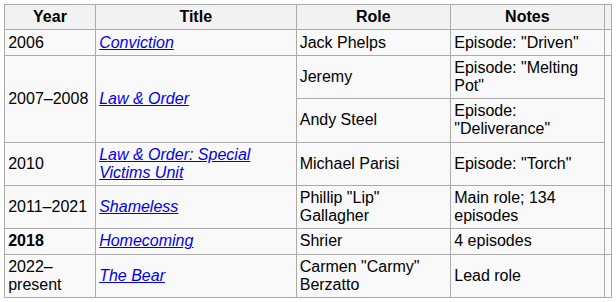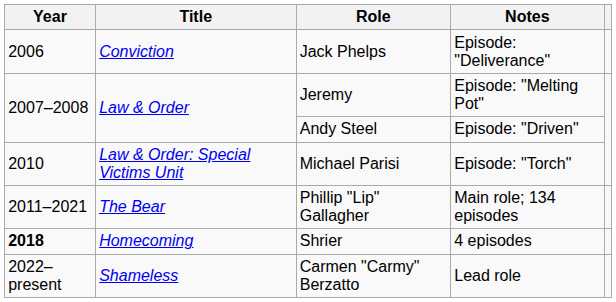(516, 42) Episode: "Driven" -> (502, 51) Episode: "Deliverance"
(502, 120) Episode: "Deliverance" -> (516, 129) Episode: "Driven"
(139, 207) Shameless -> (132, 207) The Bear
(132, 275) The Bear -> (139, 275) Shameless
